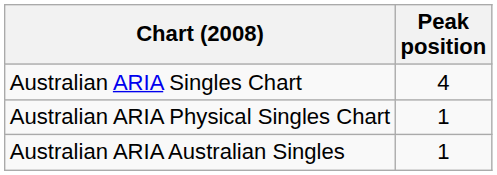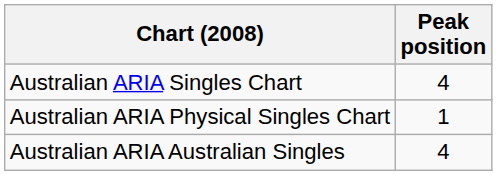(443, 151) 1 -> (443, 151) 4
